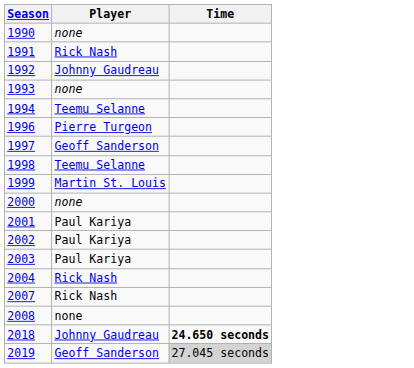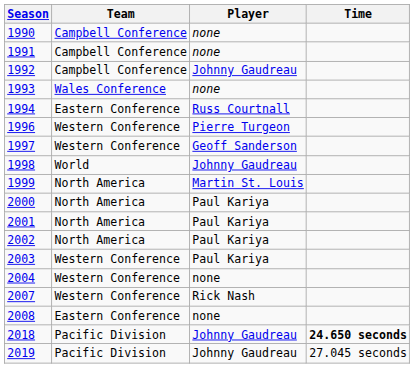+ column: (121, 14)
(86, 52) Rick Nash -> (206, 52) none
(100, 108) Teemu Selanne -> (241, 108) Russ Courtnall
(100, 165) Teemu Selanne -> (245, 165) Johnny Gaudreau
(68, 202) none -> (231, 202) Paul Kariya
(86, 278) Rick Nash -> (206, 278) none
(107, 353) Geoff Sanderson -> (245, 353) Johnny Gaudreau
(220, 353) lightgrey background -> (358, 353) no background
